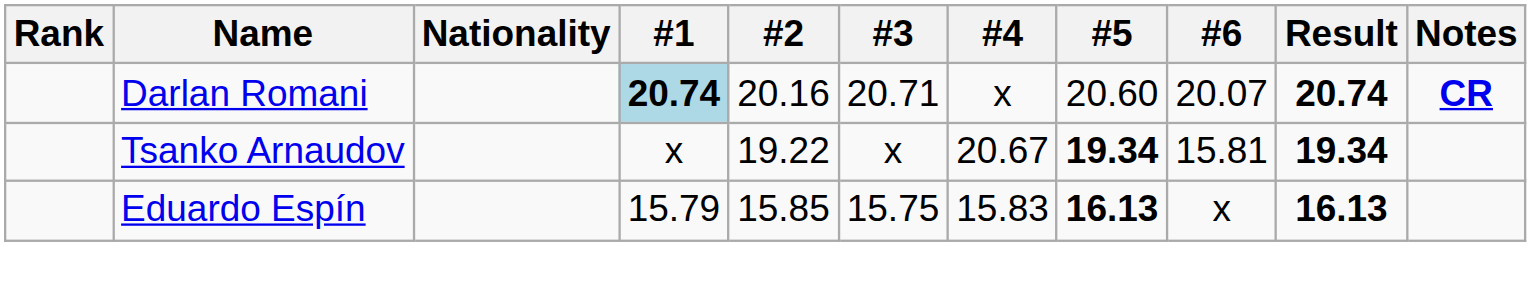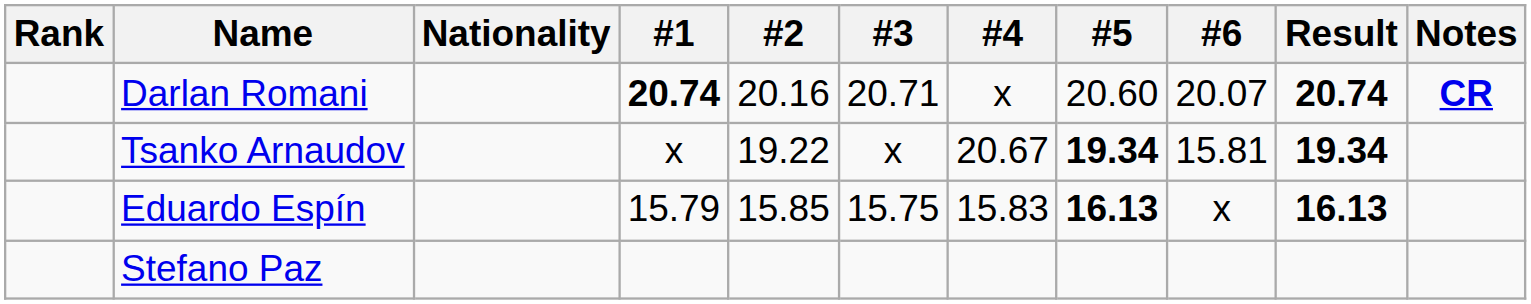(674, 92) lightblue background -> (674, 92) no background
+ row: (222, 268)
